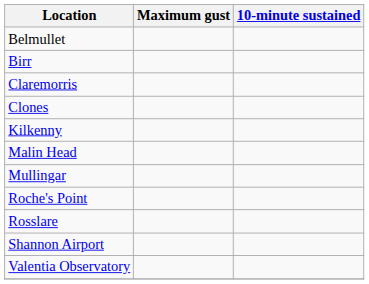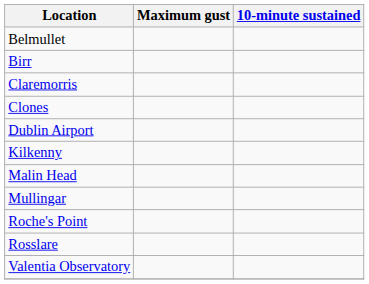+ row: (51, 130)
- row: (56, 244)
